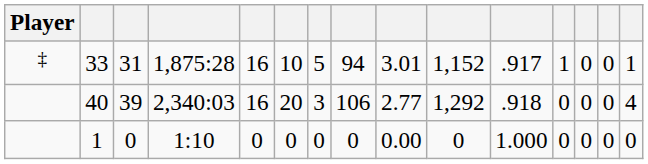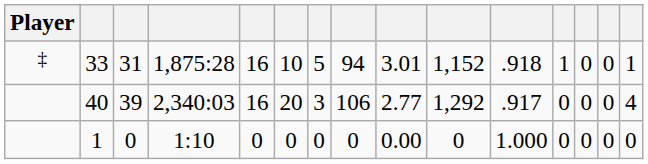(521, 62) .917 -> (521, 62) .918
(521, 102) .918 -> (521, 102) .917
